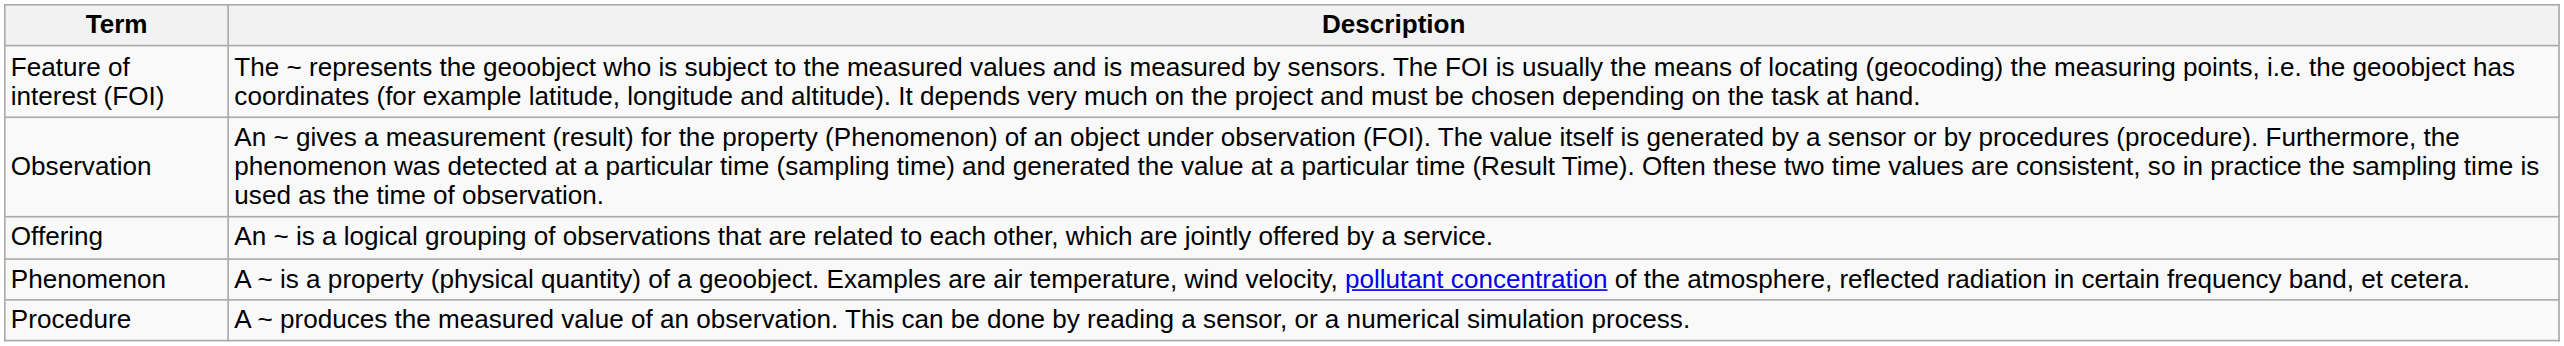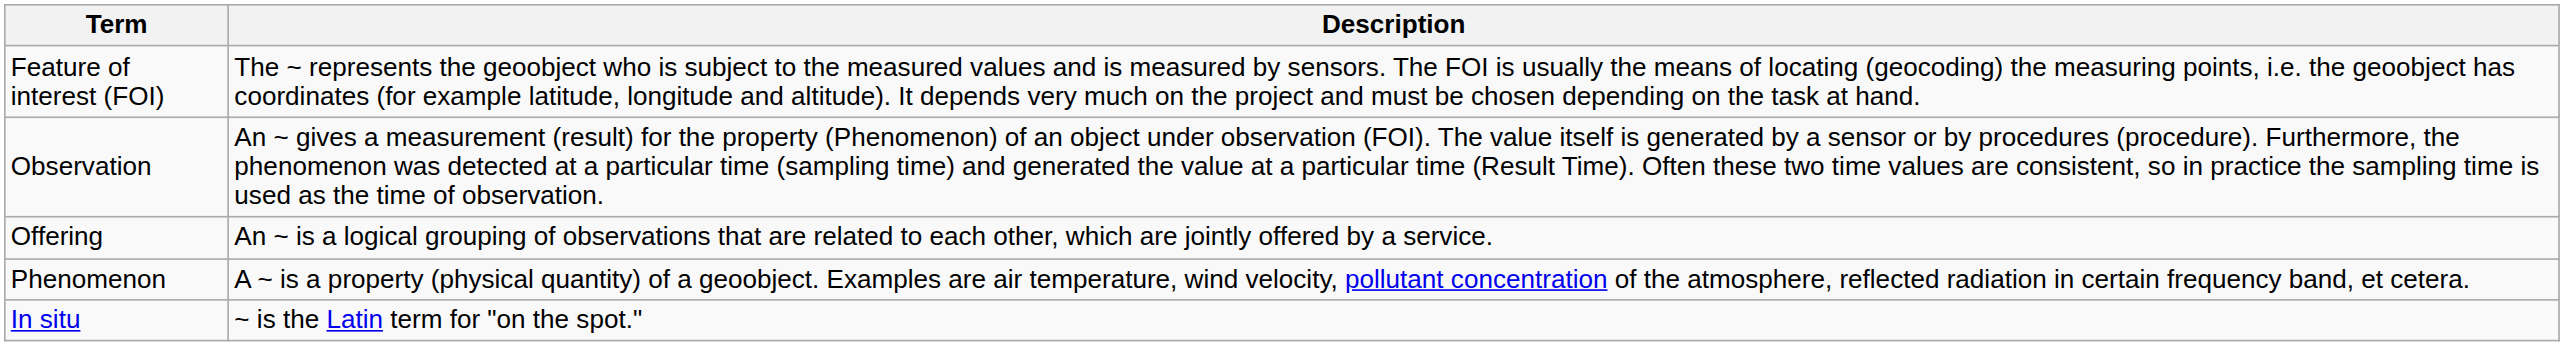- row: (71, 320)
+ row: (46, 320)
